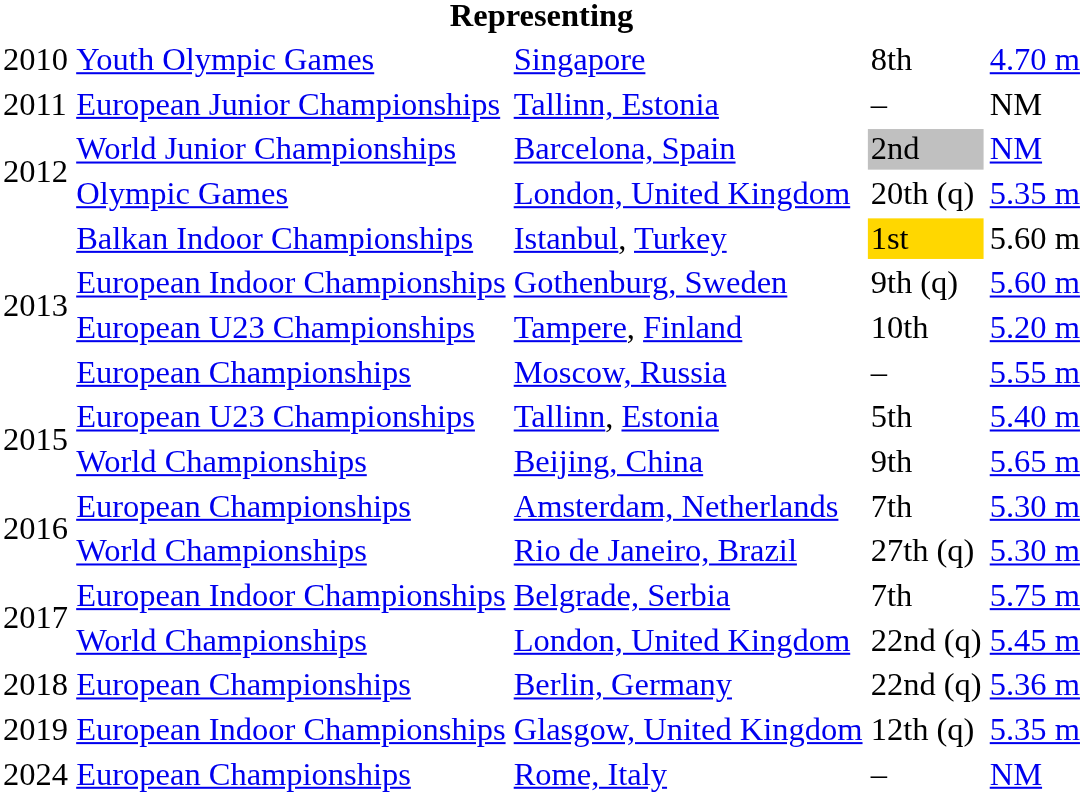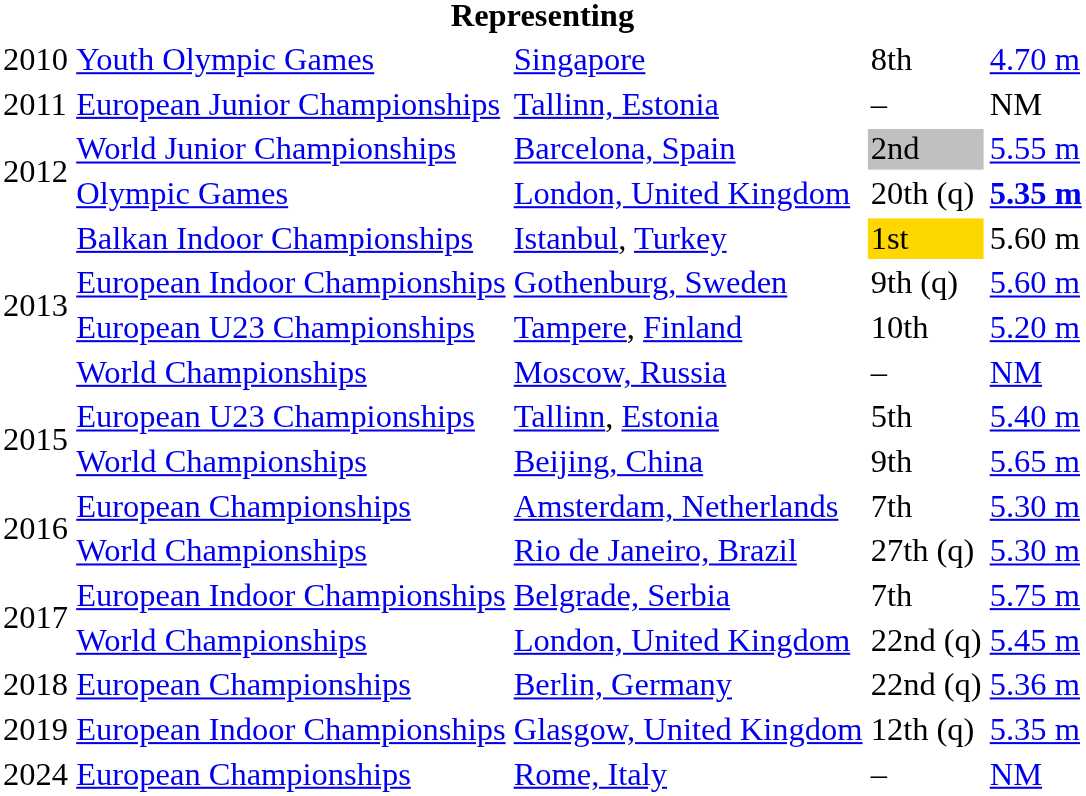(1016, 148) NM -> (1035, 148) 5.55 m
(1035, 193) normal -> (1036, 193) bold
(244, 372) European Championships -> (221, 372) World Championships
(1035, 372) 5.55 m -> (1016, 372) NM
